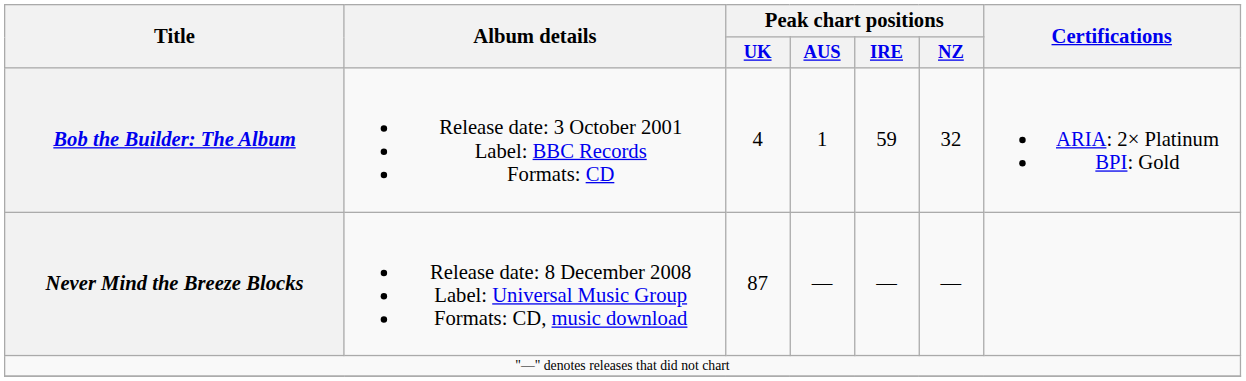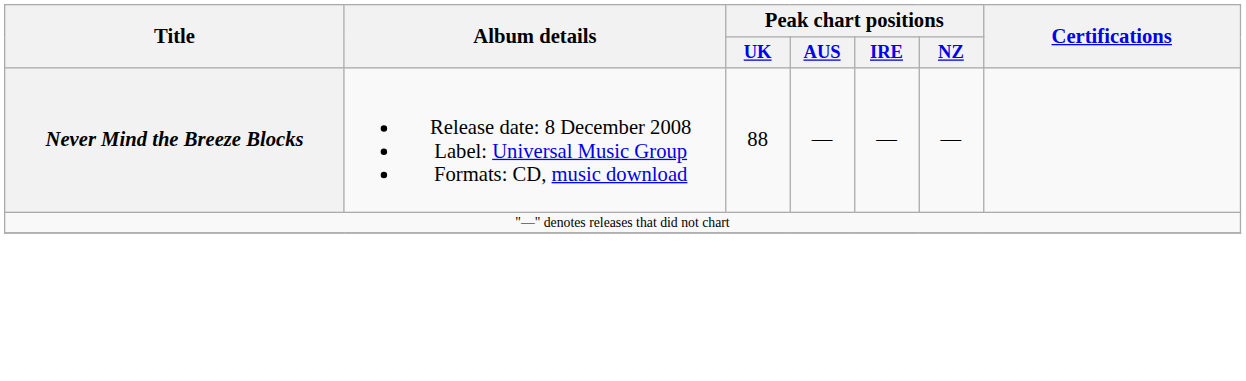- row: (175, 139)
(758, 283) 87 -> (758, 139) 88
